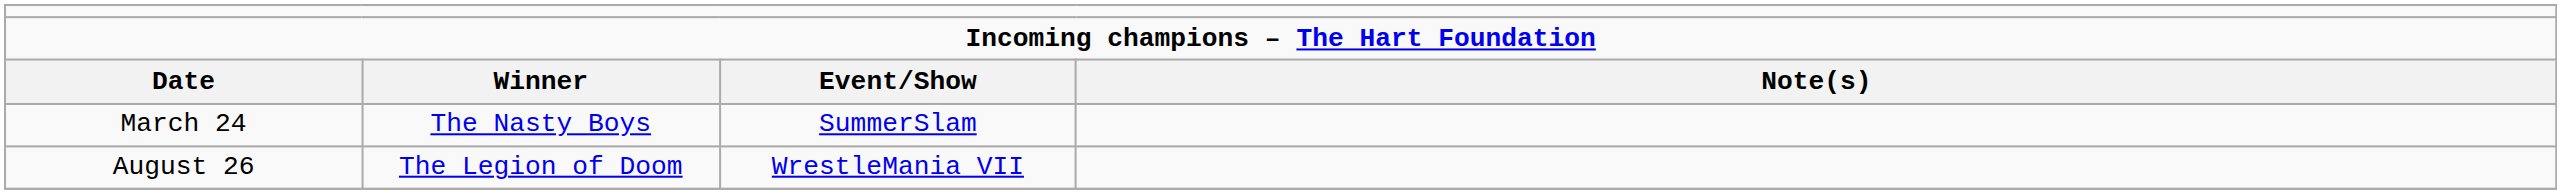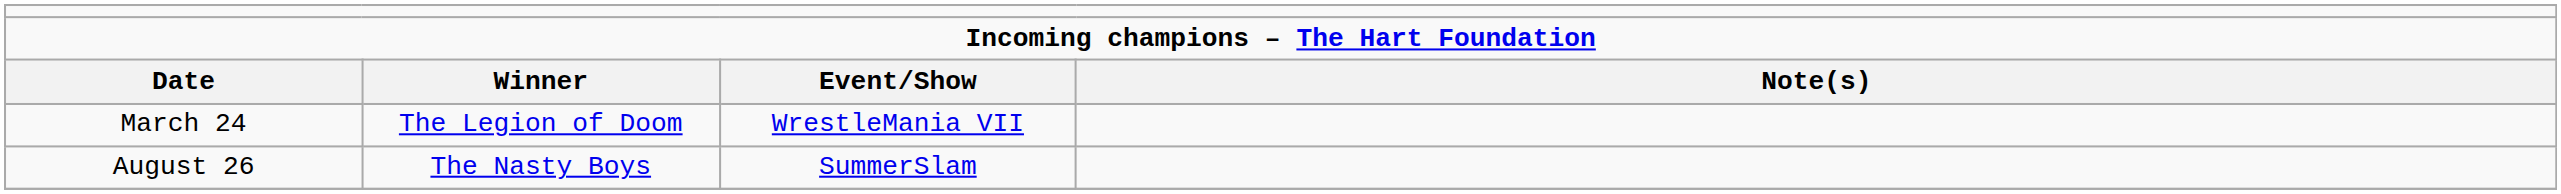(541, 125) The Nasty Boys -> (541, 125) The Legion of Doom
(898, 125) SummerSlam -> (898, 125) WrestleMania VII
(541, 167) The Legion of Doom -> (541, 167) The Nasty Boys
(898, 167) WrestleMania VII -> (898, 167) SummerSlam
